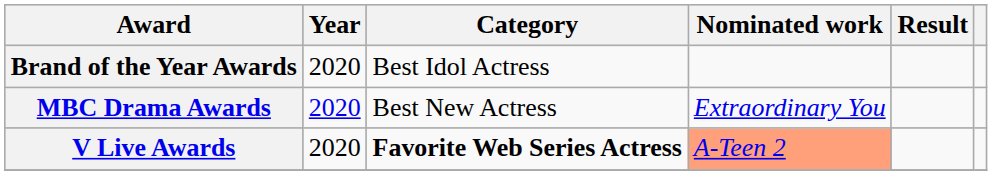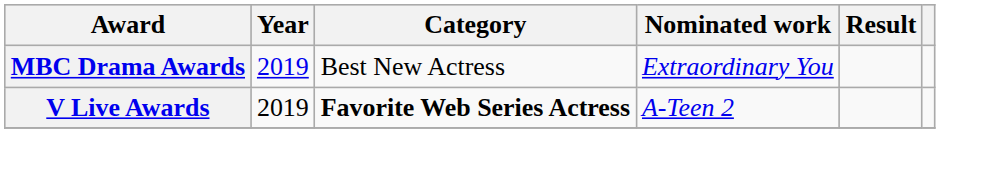- row: (154, 66)
(335, 107) 2020 -> (283, 66) 2019
(335, 148) 2020 -> (283, 107) 2019
(740, 148) lightsalmon background -> (688, 107) no background
